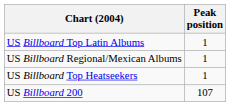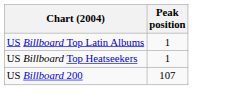- row: (94, 59)
